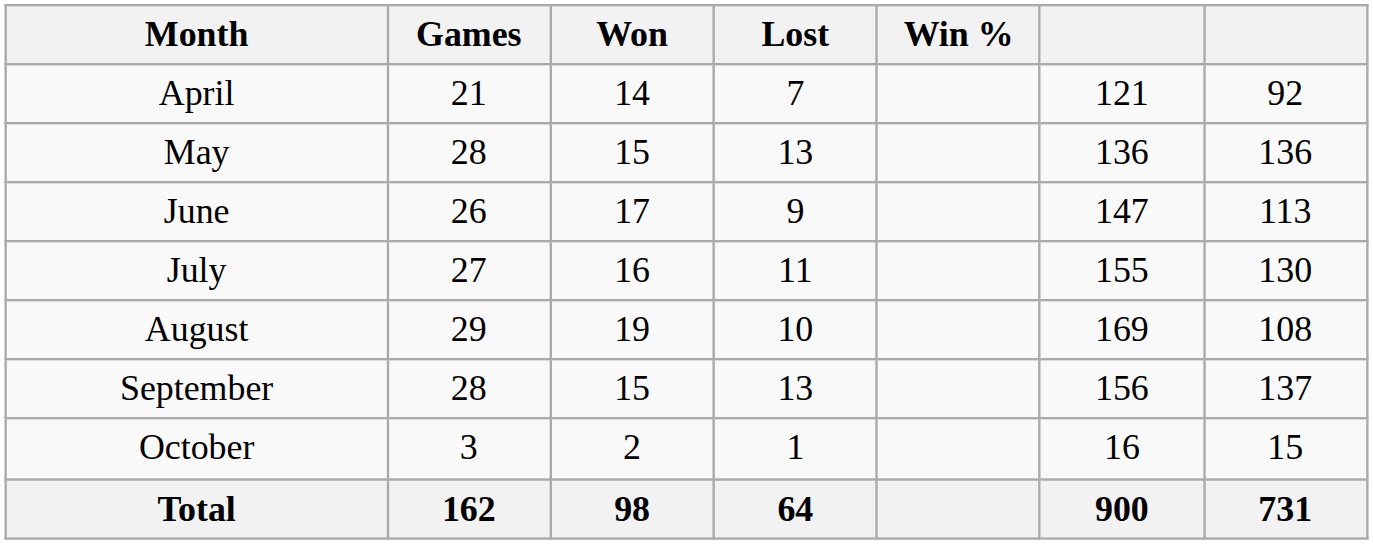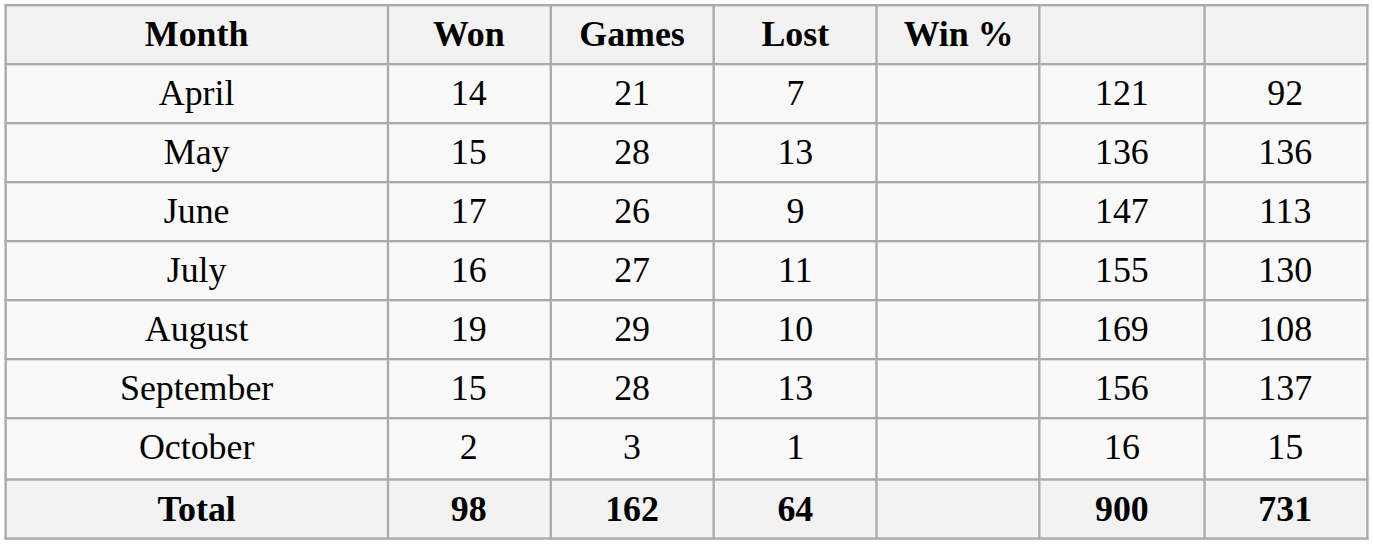columns swapped: (469, 34) <-> (632, 34)
